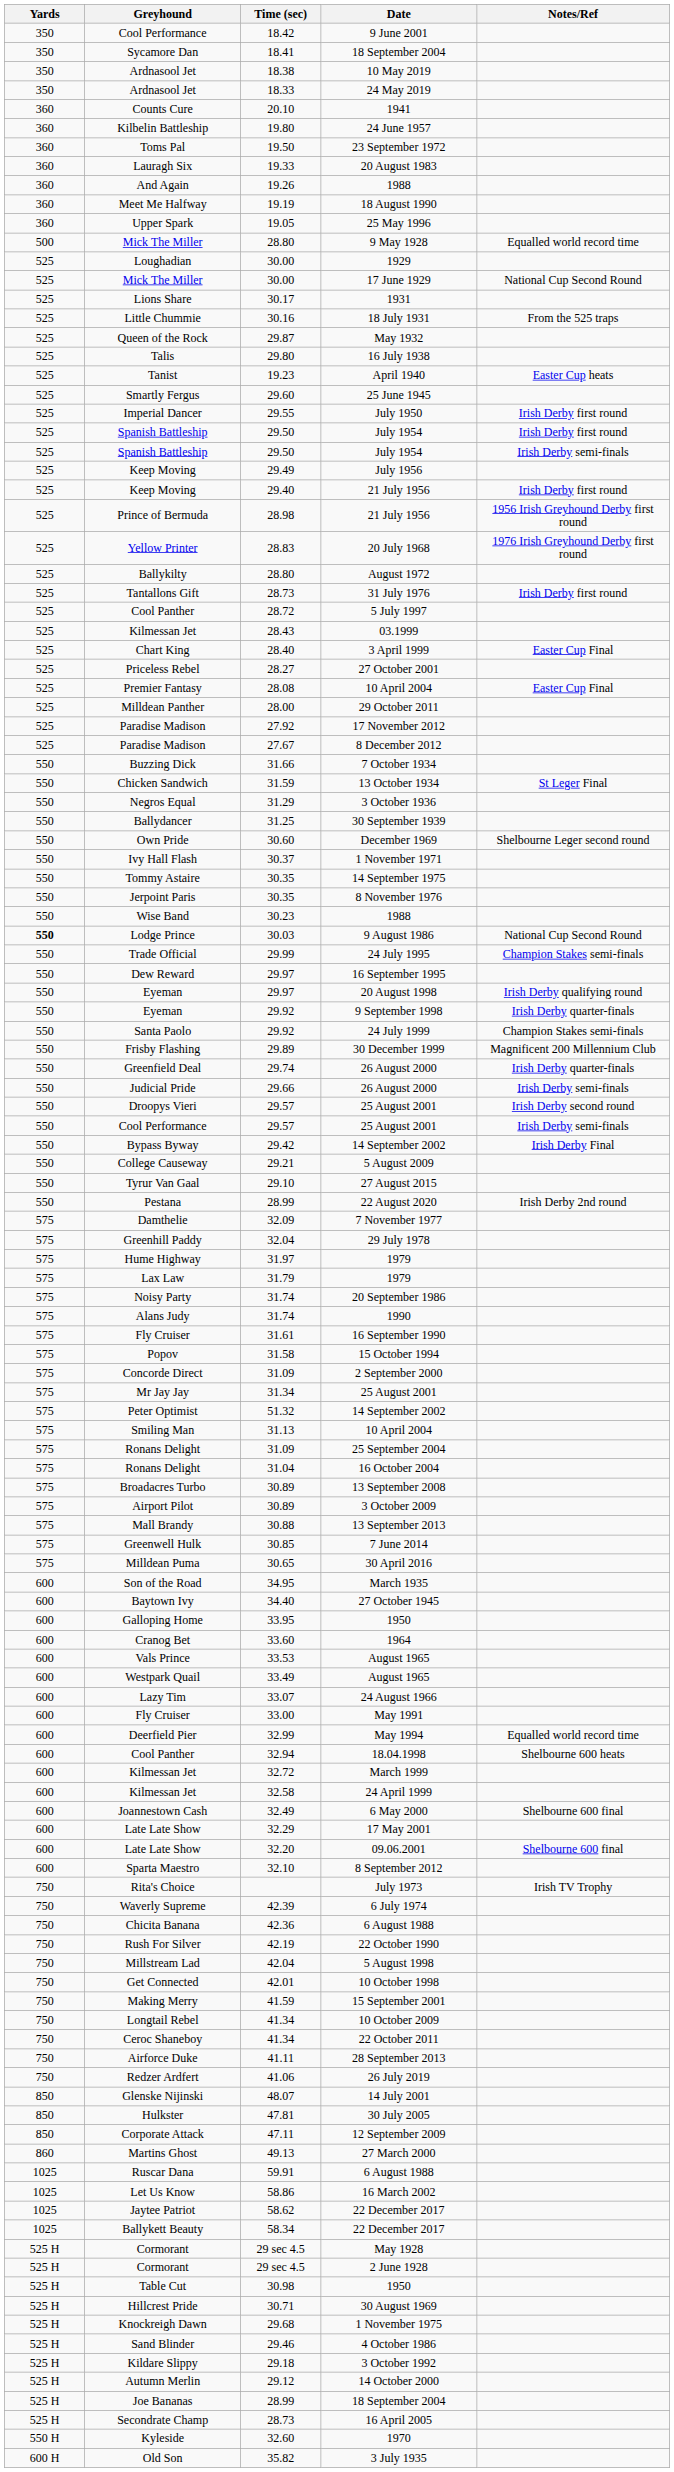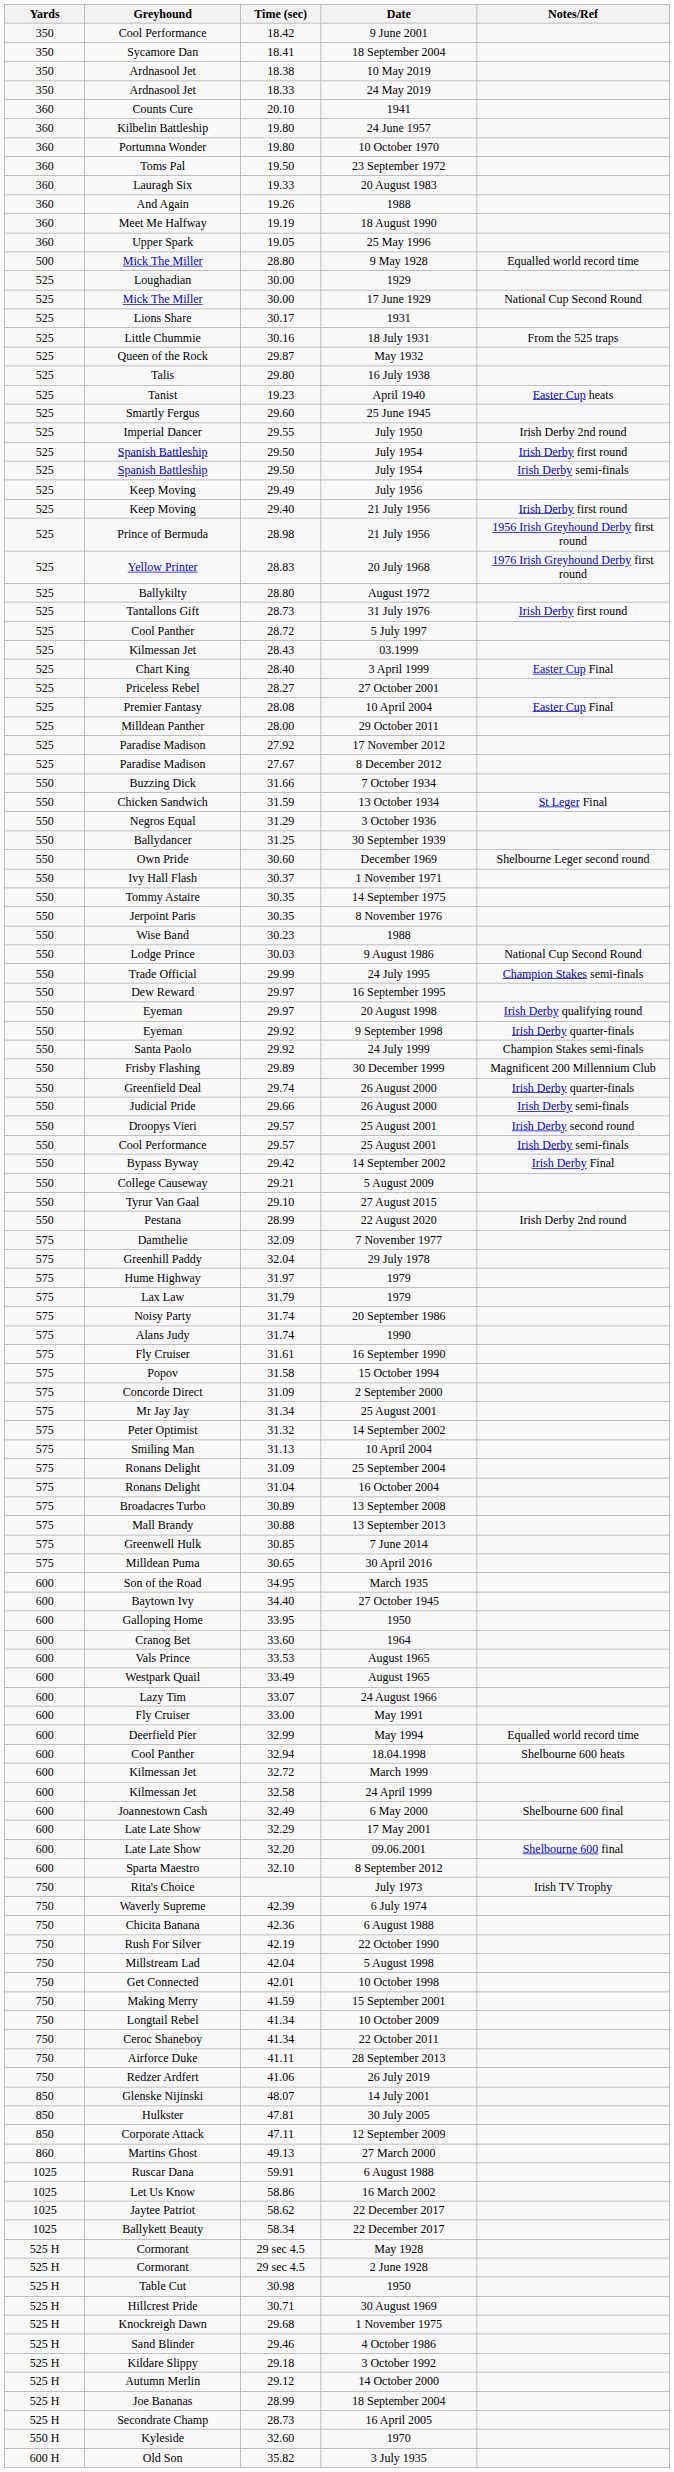+ row: (163, 147)
(573, 413) Irish Derby first round -> (573, 432) Irish Derby 2nd round
(45, 935) bold -> (45, 954) normal
(281, 1411) 51.32 -> (281, 1430) 31.32
- row: (163, 1506)
